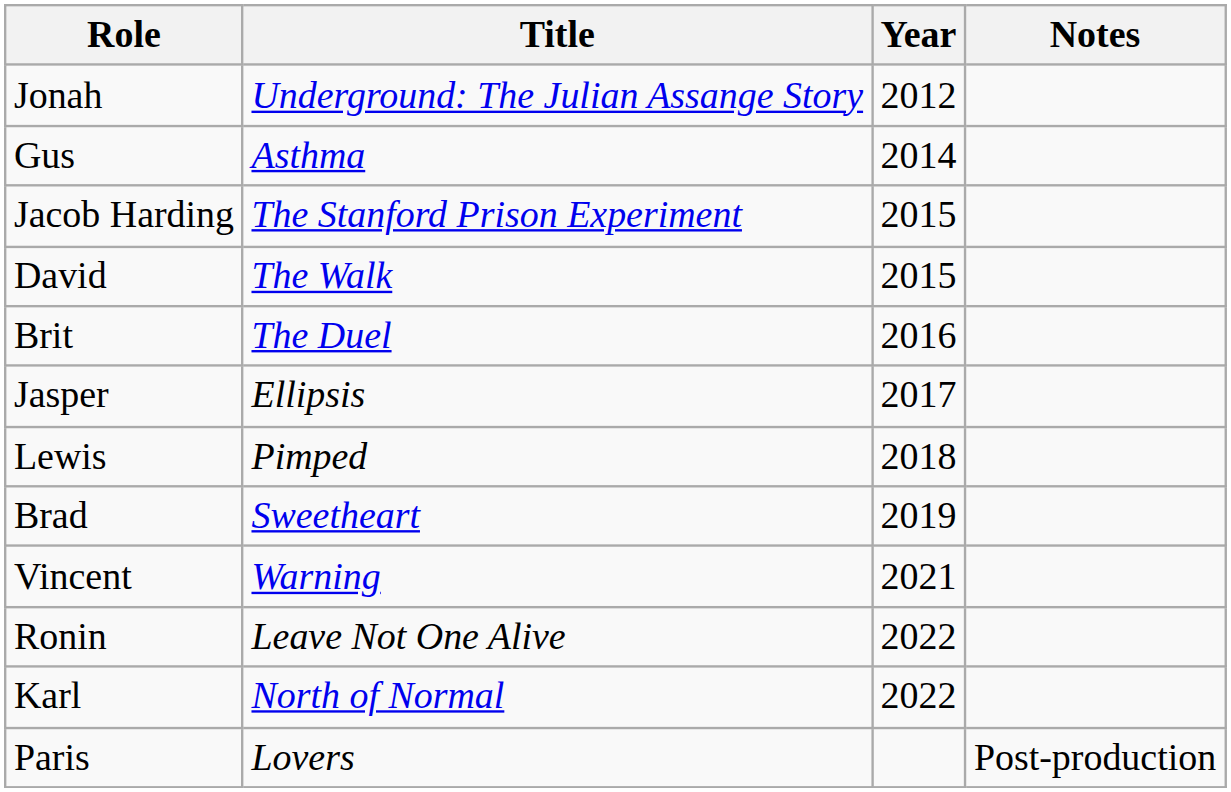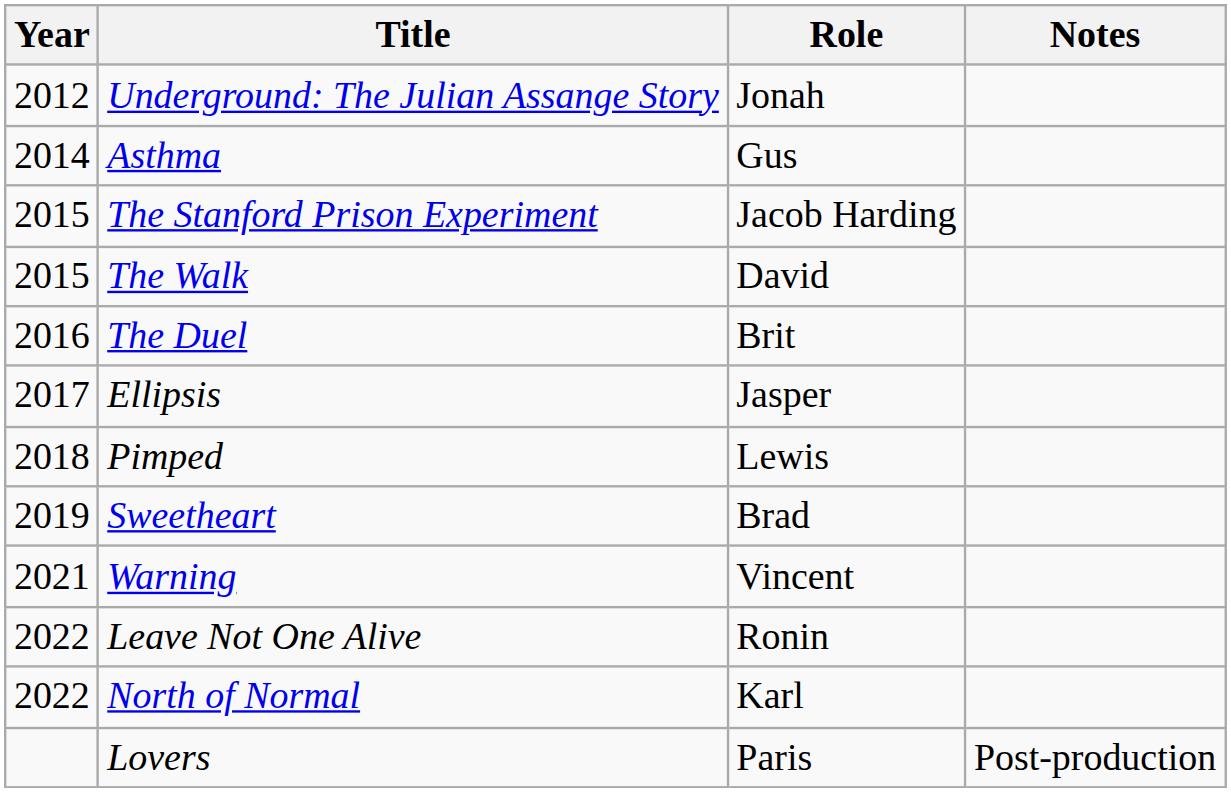columns swapped: (918, 34) <-> (124, 34)
